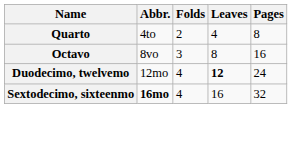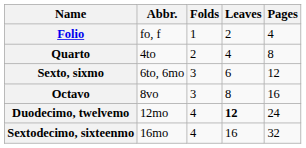+ row: (71, 34)
+ row: (71, 73)
(154, 93) bold -> (154, 133) normal
